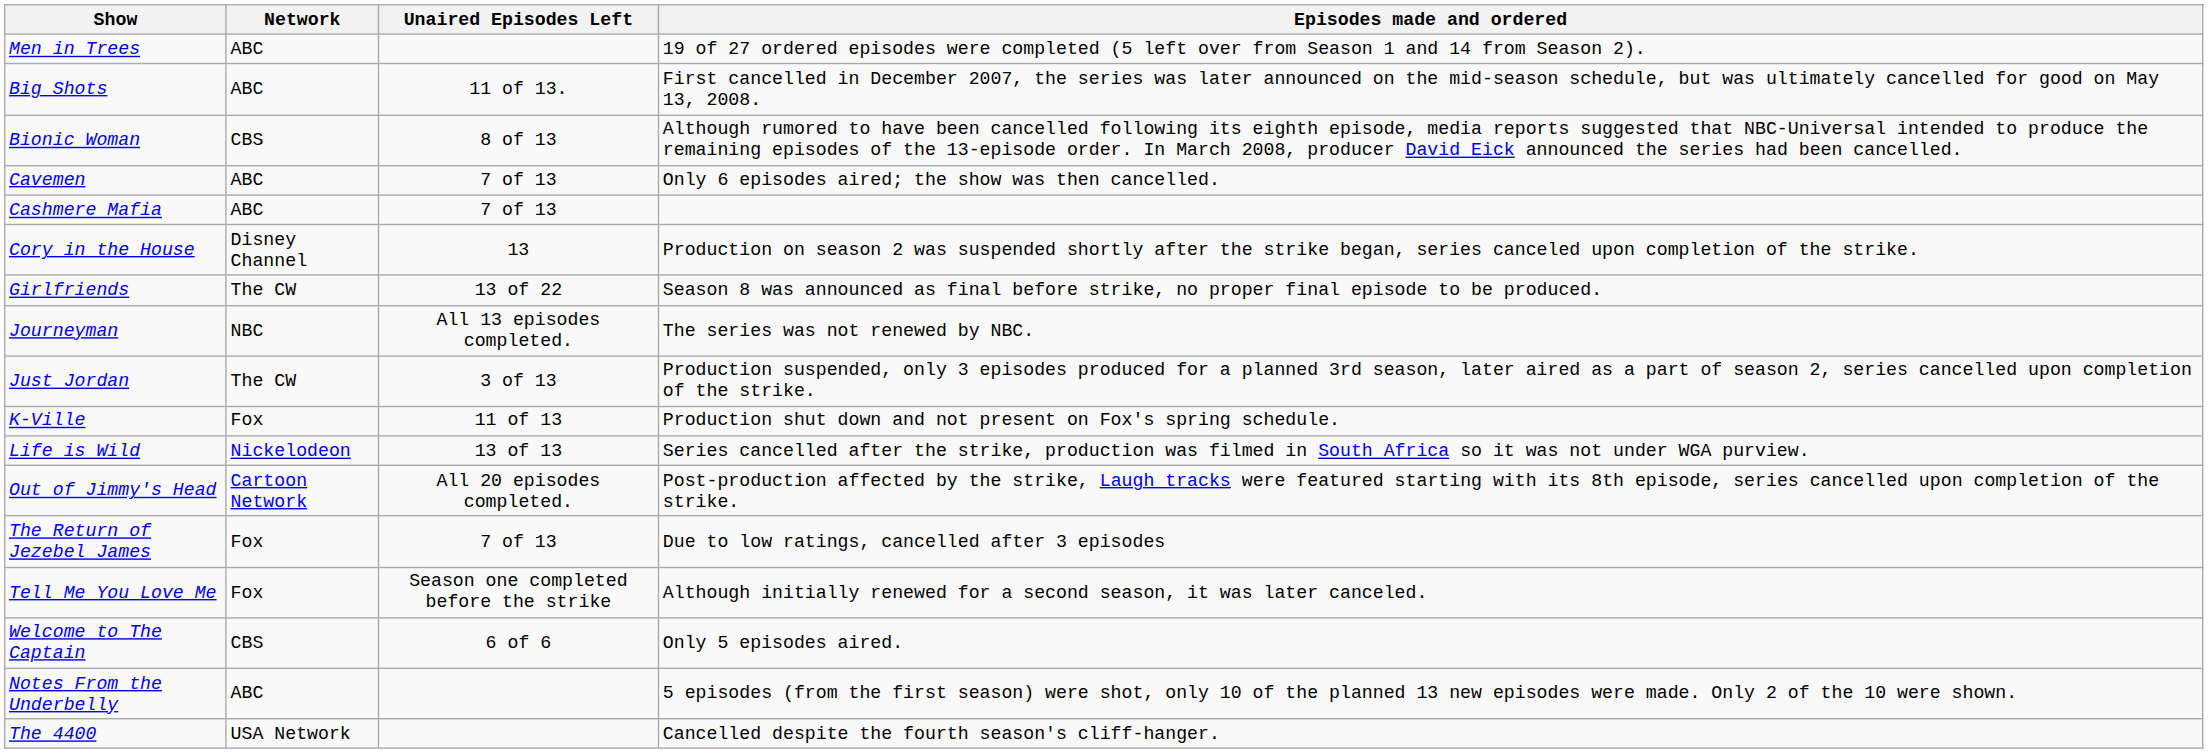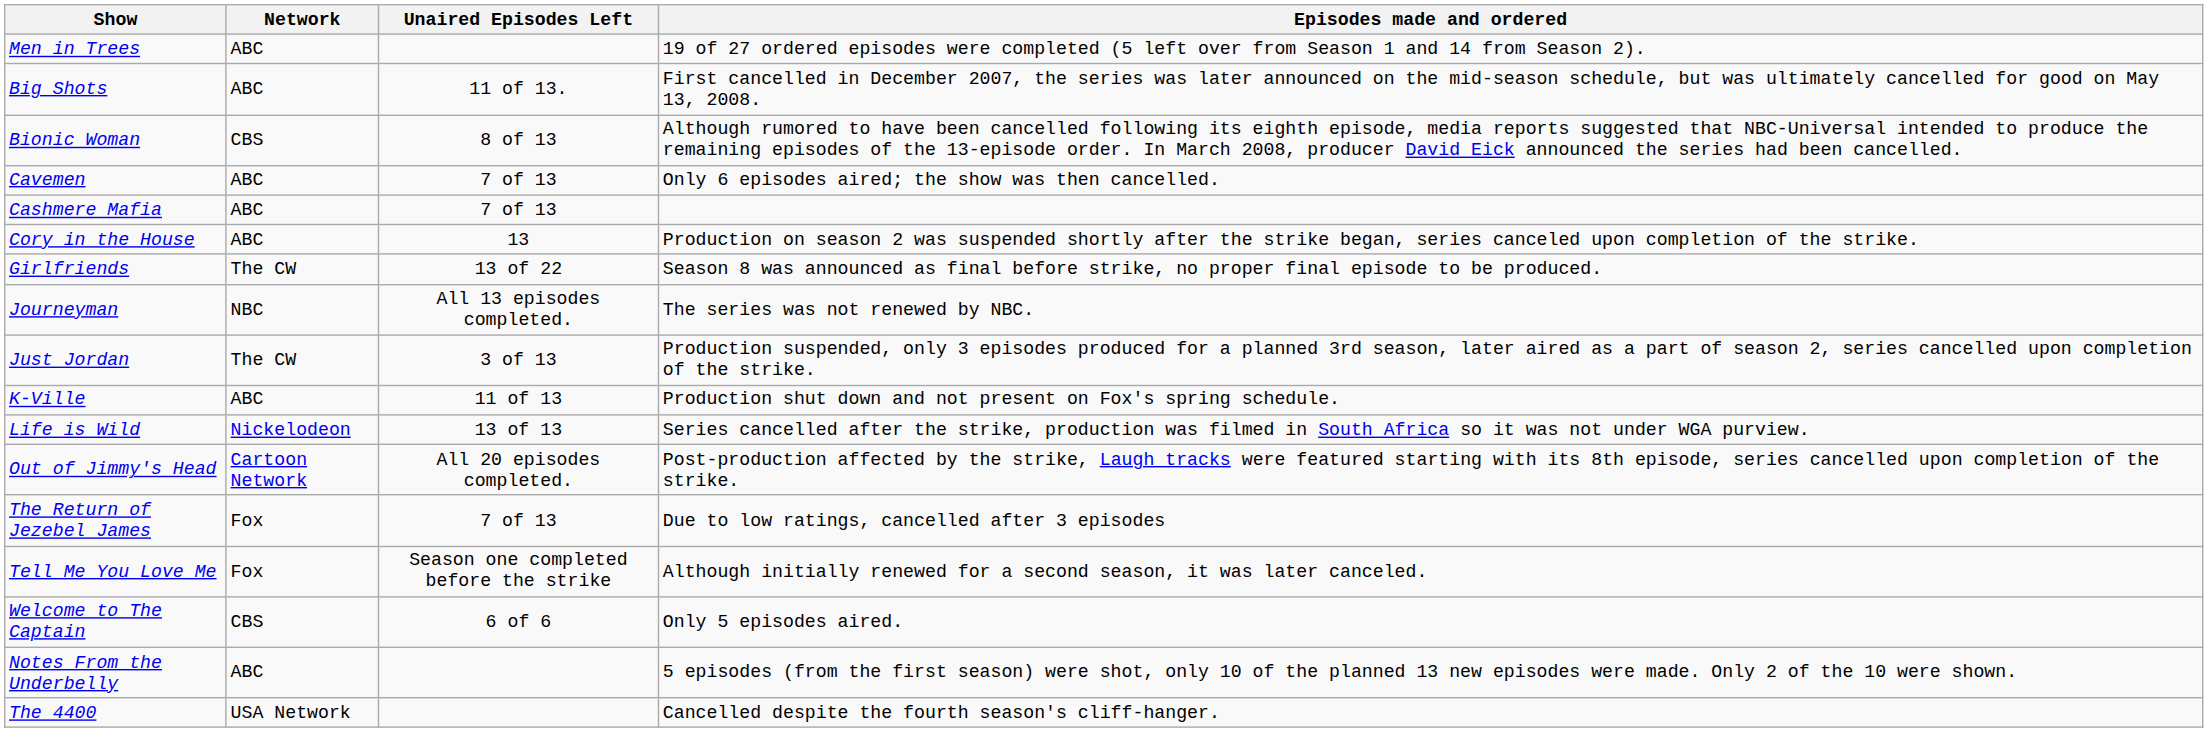(269, 250) Disney Channel -> (247, 240) ABC
(247, 421) Fox -> (247, 400) ABC
